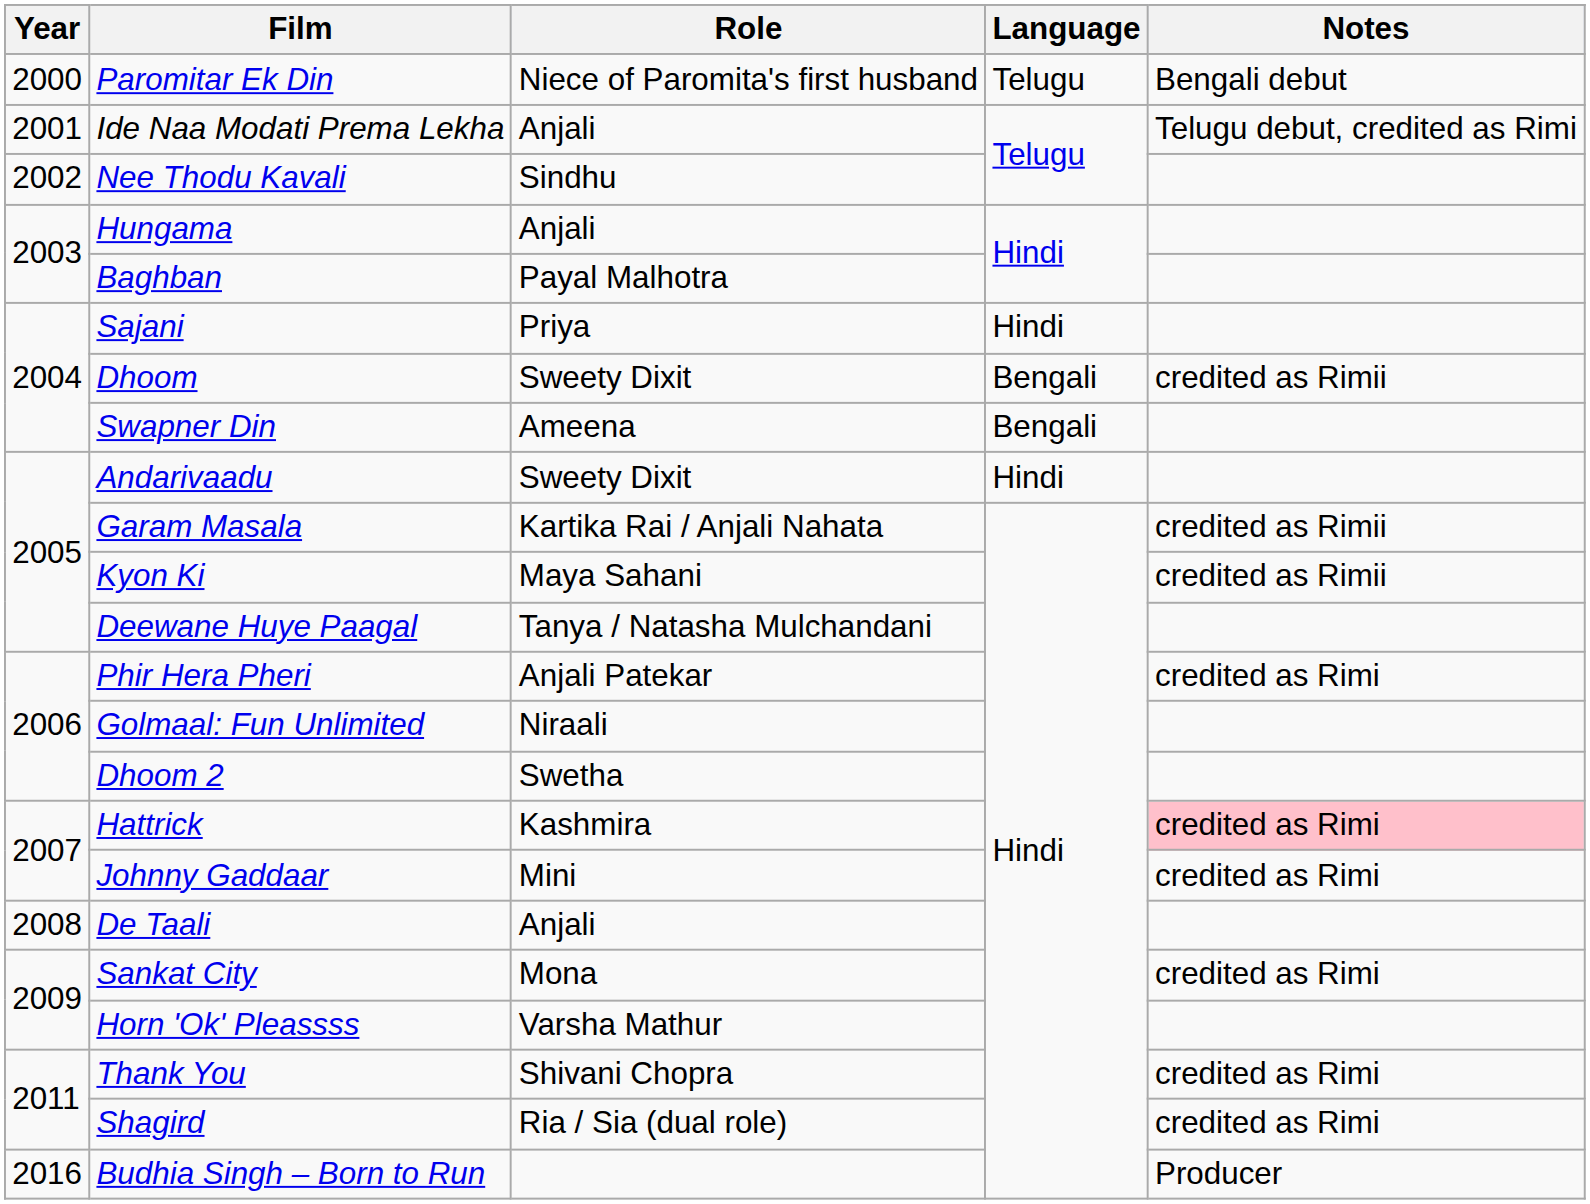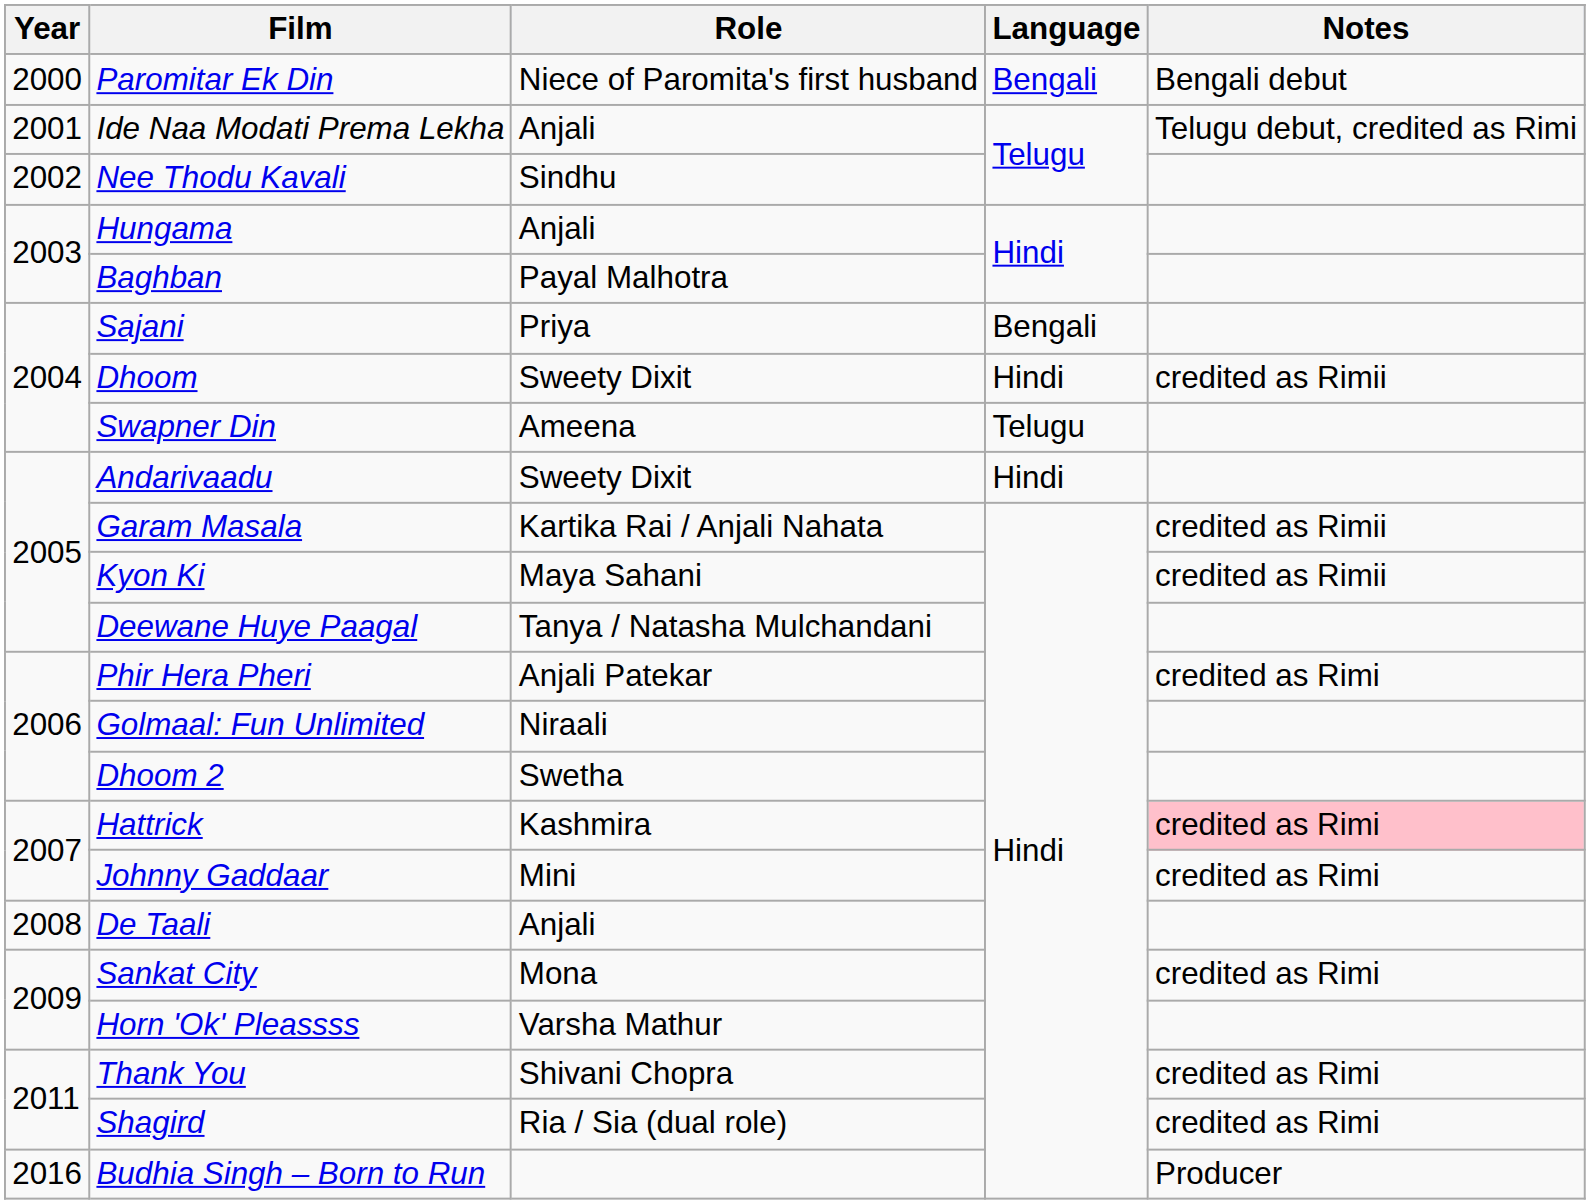(1039, 79) Telugu -> (1045, 79) Bengali
(1028, 327) Hindi -> (1045, 327) Bengali
(1045, 377) Bengali -> (1028, 377) Hindi
(1045, 427) Bengali -> (1039, 427) Telugu
